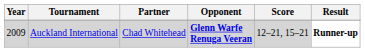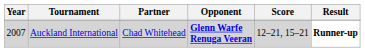(16, 34) 2009 -> (16, 34) 2007
